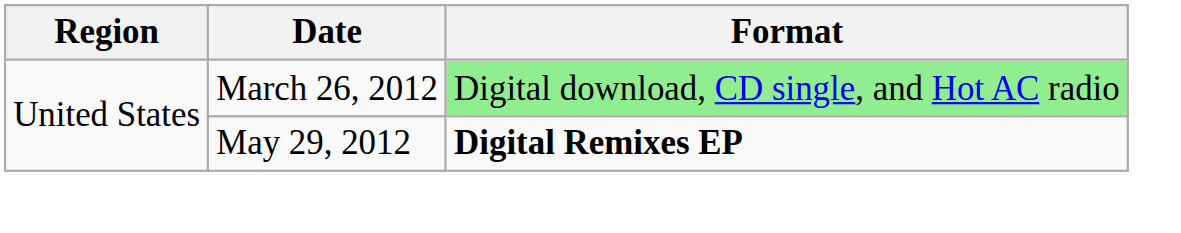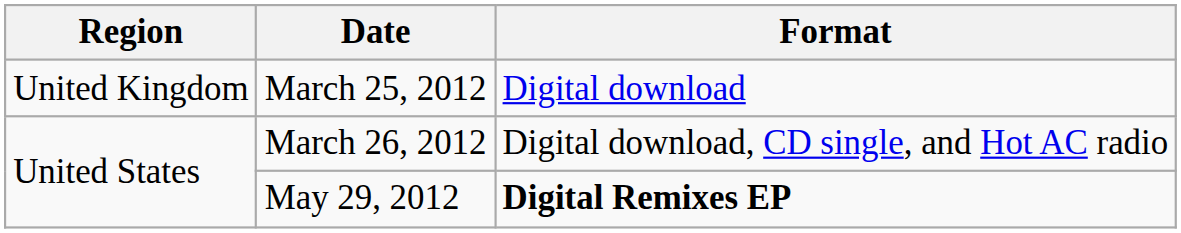+ row: (376, 87)
(787, 87) lightgreen background -> (835, 142) no background
